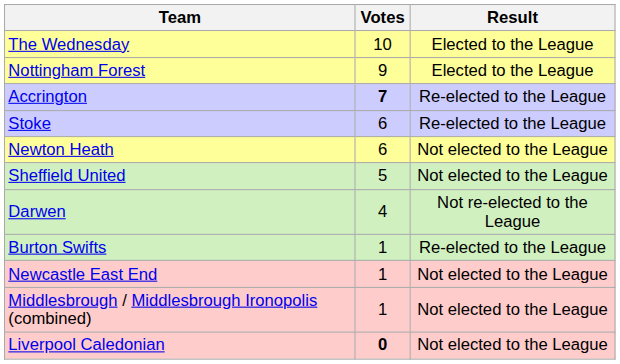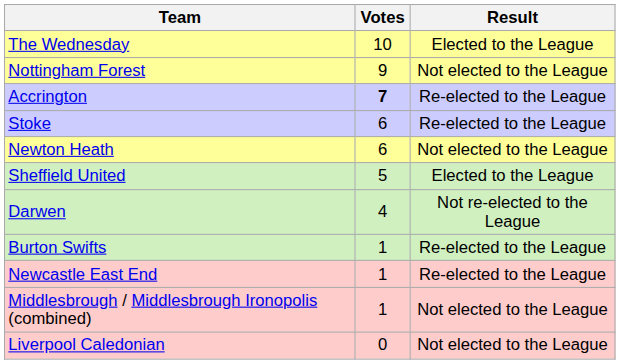(512, 70) Elected to the League -> (512, 70) Not elected to the League
(512, 176) Not elected to the League -> (512, 176) Elected to the League
(512, 273) Not elected to the League -> (512, 273) Re-elected to the League
(383, 345) bold -> (383, 345) normal
